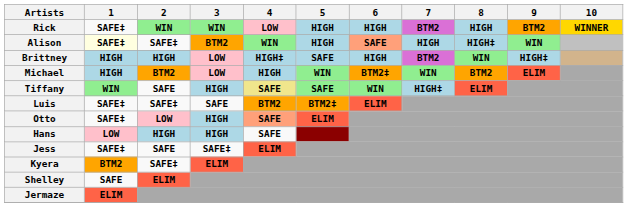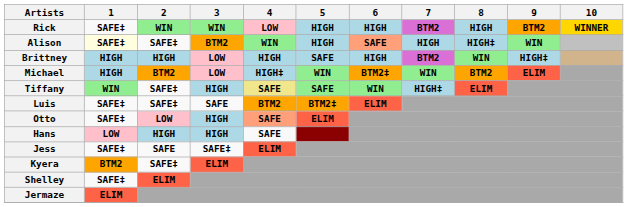(270, 58) HIGH‡ -> (270, 58) HIGH
(270, 73) HIGH -> (270, 73) HIGH‡
(164, 88) SAFE -> (164, 88) SAFE‡
(111, 180) SAFE -> (111, 180) SAFE‡
